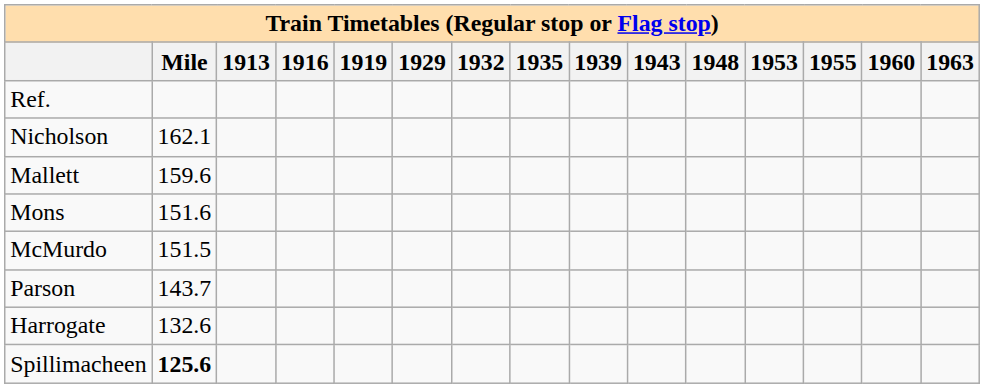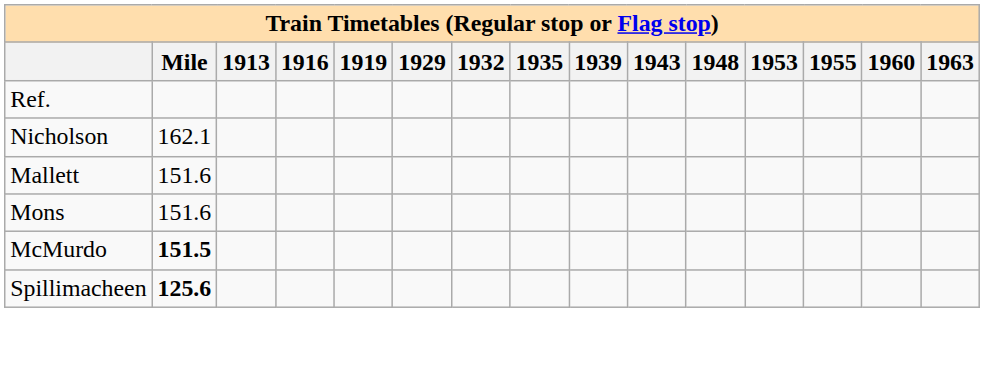(184, 174) 159.6 -> (184, 174) 151.6
(184, 250) normal -> (184, 250) bold
- row: (43, 288)
- row: (58, 325)
